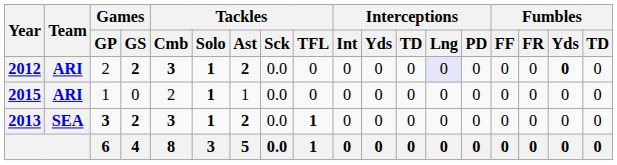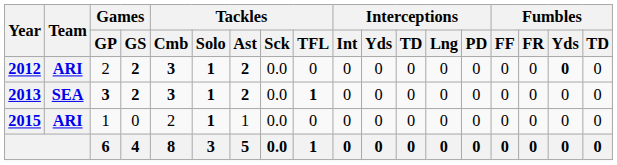(444, 69) lavender background -> (444, 69) no background
rows swapped: (25, 120) <-> (25, 95)
